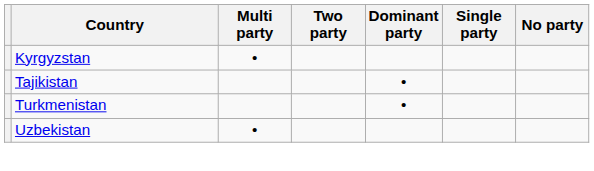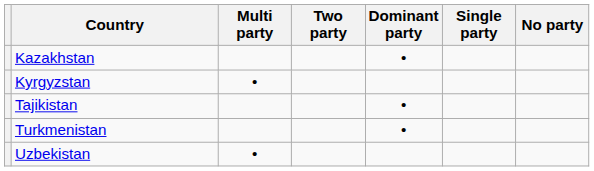+ row: (55, 57)
